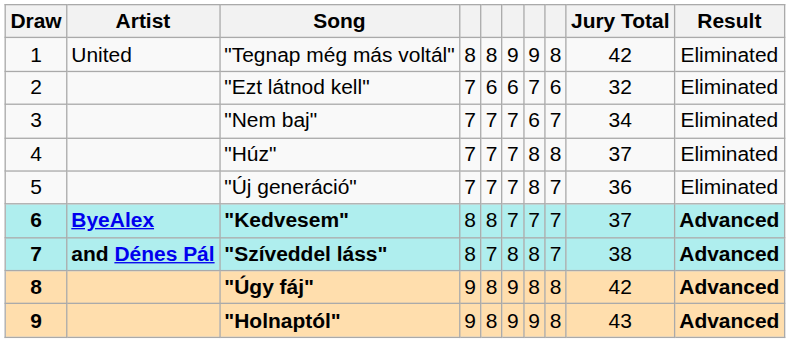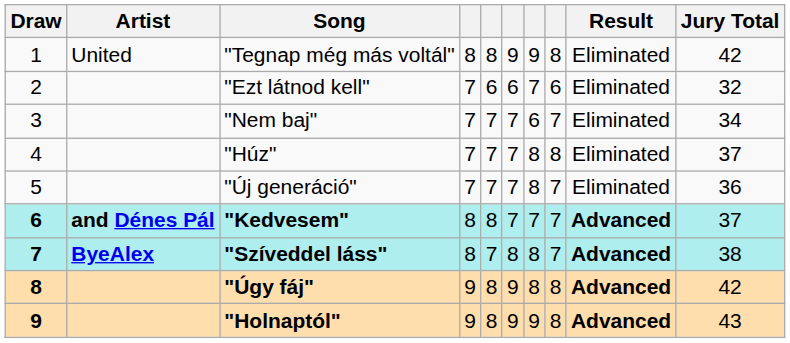columns swapped: (620, 21) <-> (729, 21)
(113, 220) ByeAlex -> (143, 220) and Dénes Pál
(143, 253) and Dénes Pál -> (113, 253) ByeAlex
